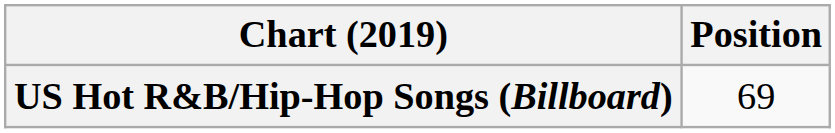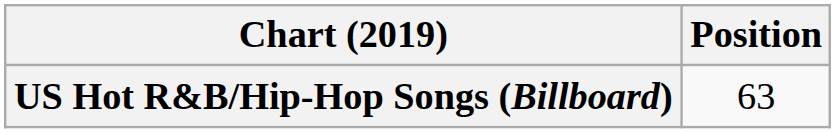(756, 95) 69 -> (756, 95) 63
